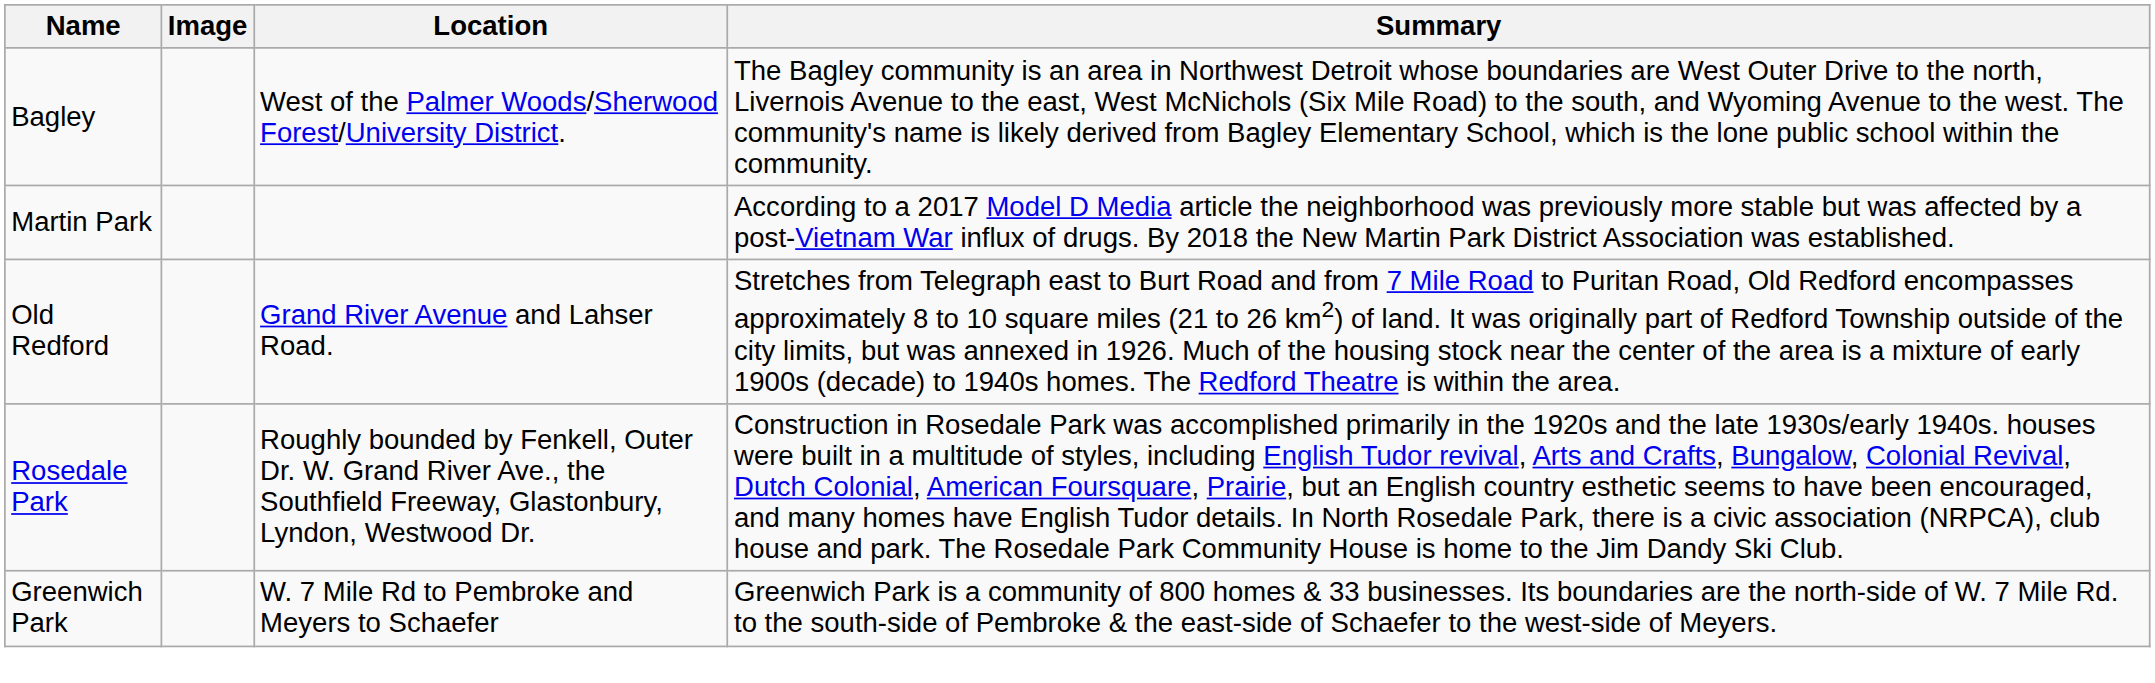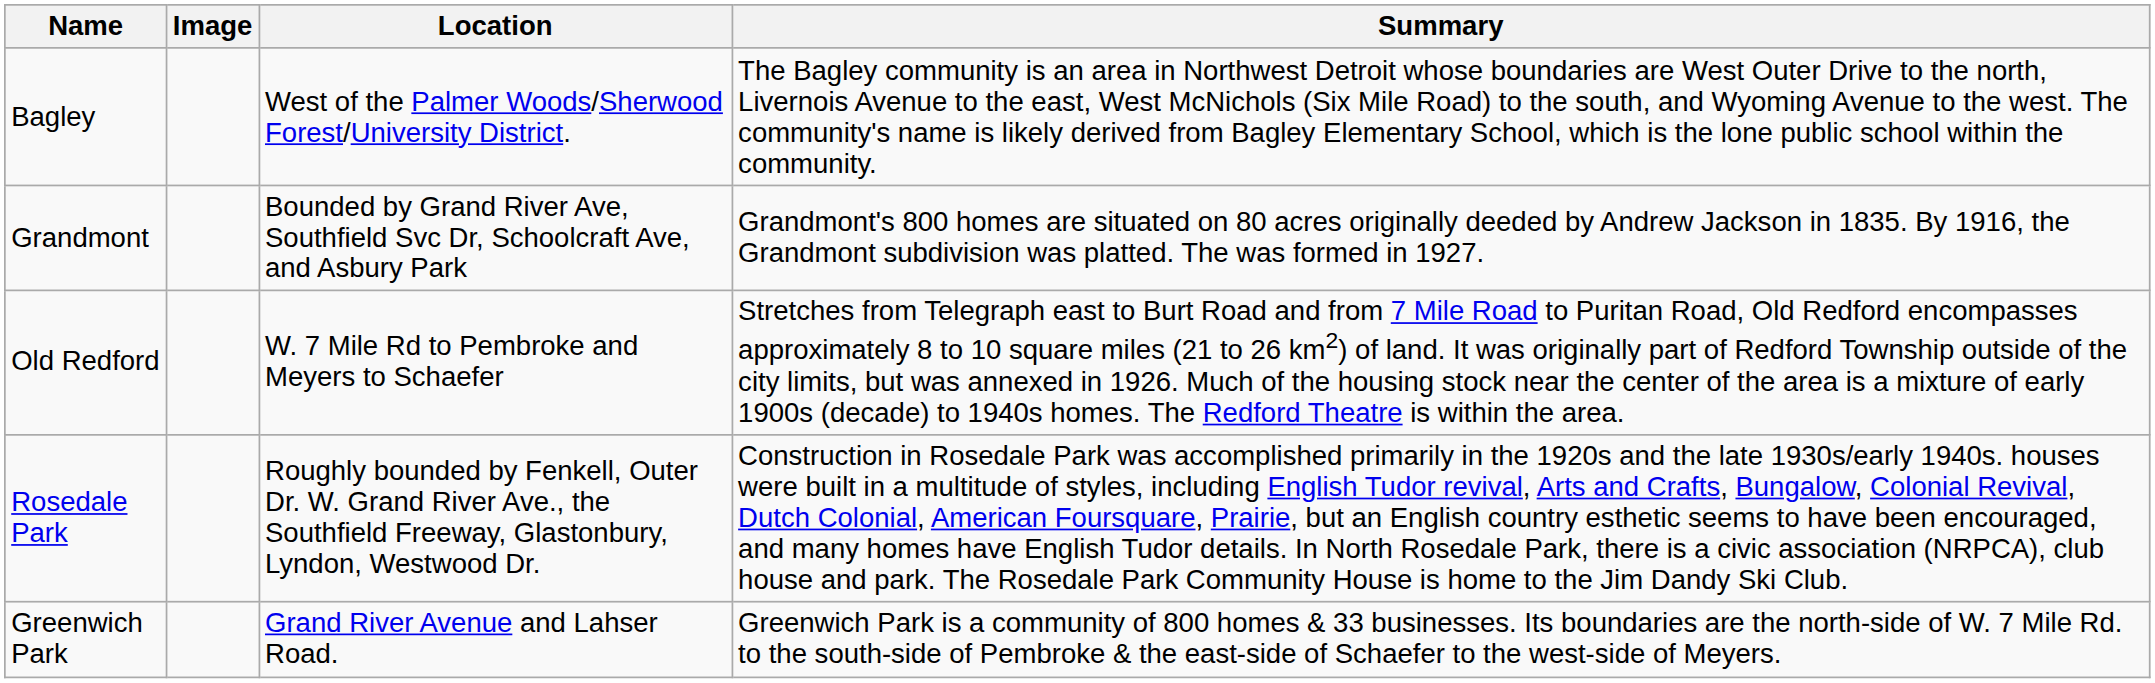+ row: (80, 237)
- row: (82, 221)
(456, 331) Grand River Avenue and Lahser Road. -> (452, 362) W. 7 Mile Rd to Pembroke and Meyers to Schaefer
(447, 608) W. 7 Mile Rd to Pembroke and Meyers to Schaefer -> (461, 638) Grand River Avenue and Lahser Road.
